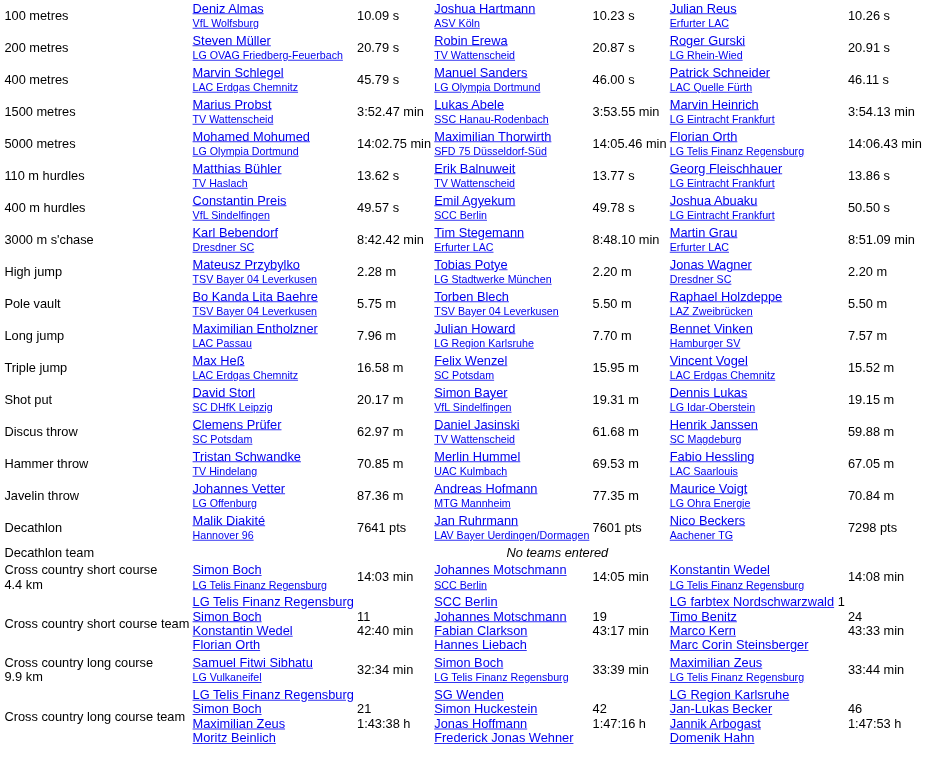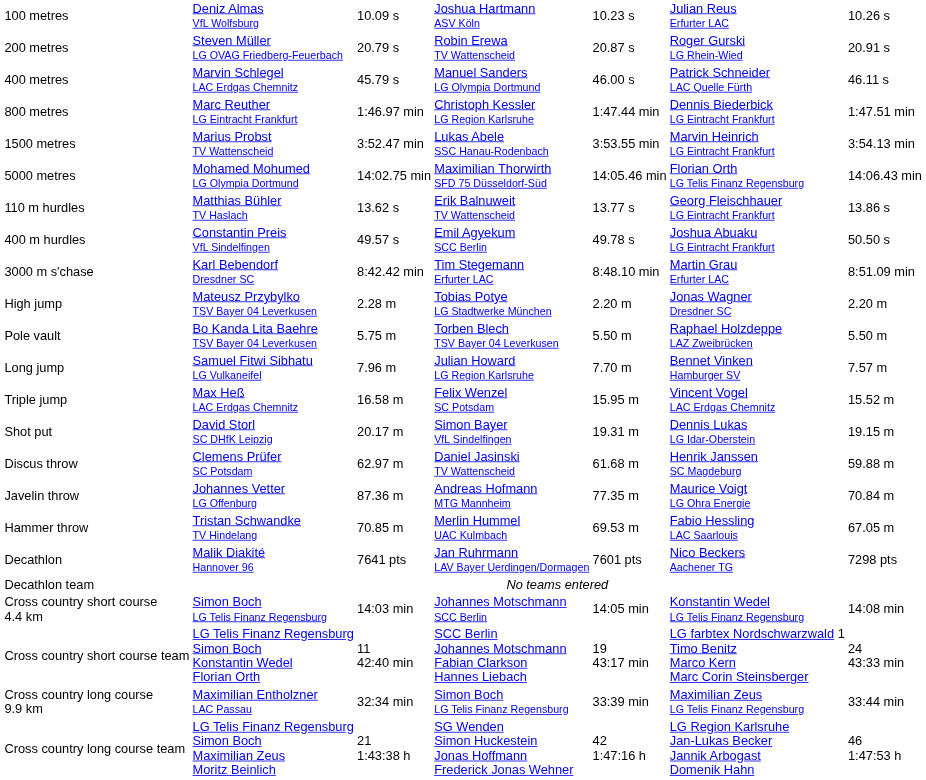+ row: (36, 111)
(255, 335) Maximilian Entholzner LAC Passau -> (253, 367) Samuel Fitwi Sibhatu LG Vulkaneifel
rows swapped: (46, 463) <-> (42, 495)
(253, 670) Samuel Fitwi Sibhatu LG Vulkaneifel -> (255, 702) Maximilian Entholzner LAC Passau
